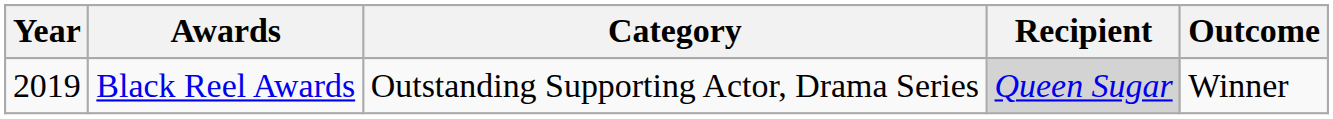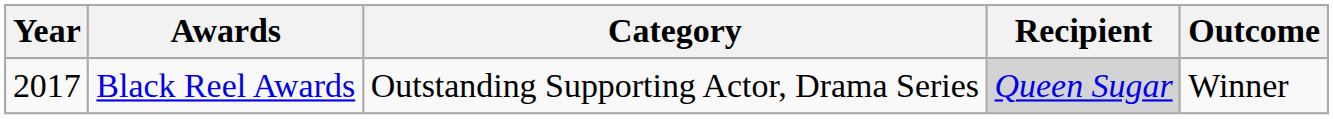(47, 85) 2019 -> (47, 85) 2017
